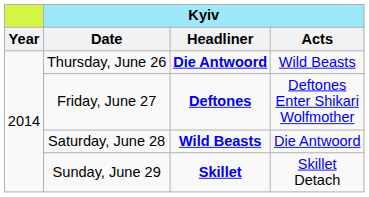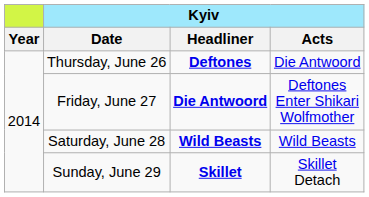(220, 62) Die Antwoord -> (220, 62) Deftones
(317, 62) Wild Beasts -> (317, 62) Die Antwoord
(220, 101) Deftones -> (220, 101) Die Antwoord
(317, 141) Die Antwoord -> (317, 141) Wild Beasts
